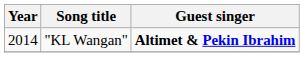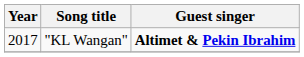(23, 39) 2014 -> (23, 39) 2017
